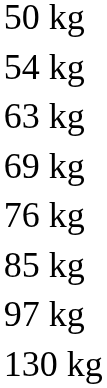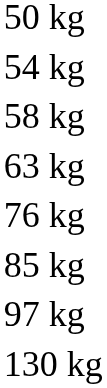+ row: (44, 116)
- row: (44, 165)
